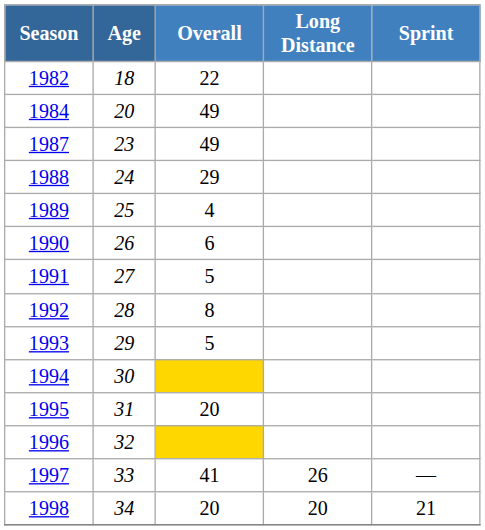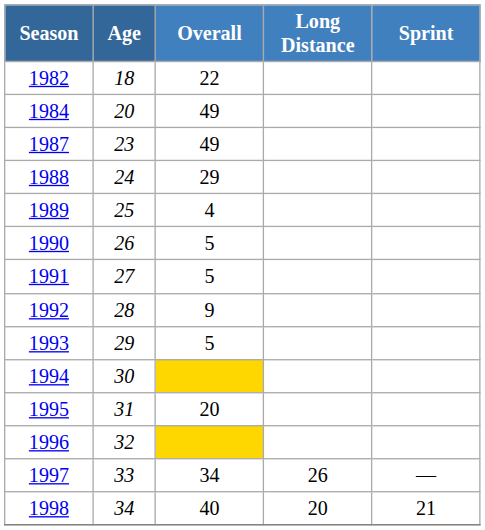(209, 243) 6 -> (209, 243) 5
(209, 309) 8 -> (209, 309) 9
(209, 475) 41 -> (209, 475) 34
(209, 508) 20 -> (209, 508) 40
